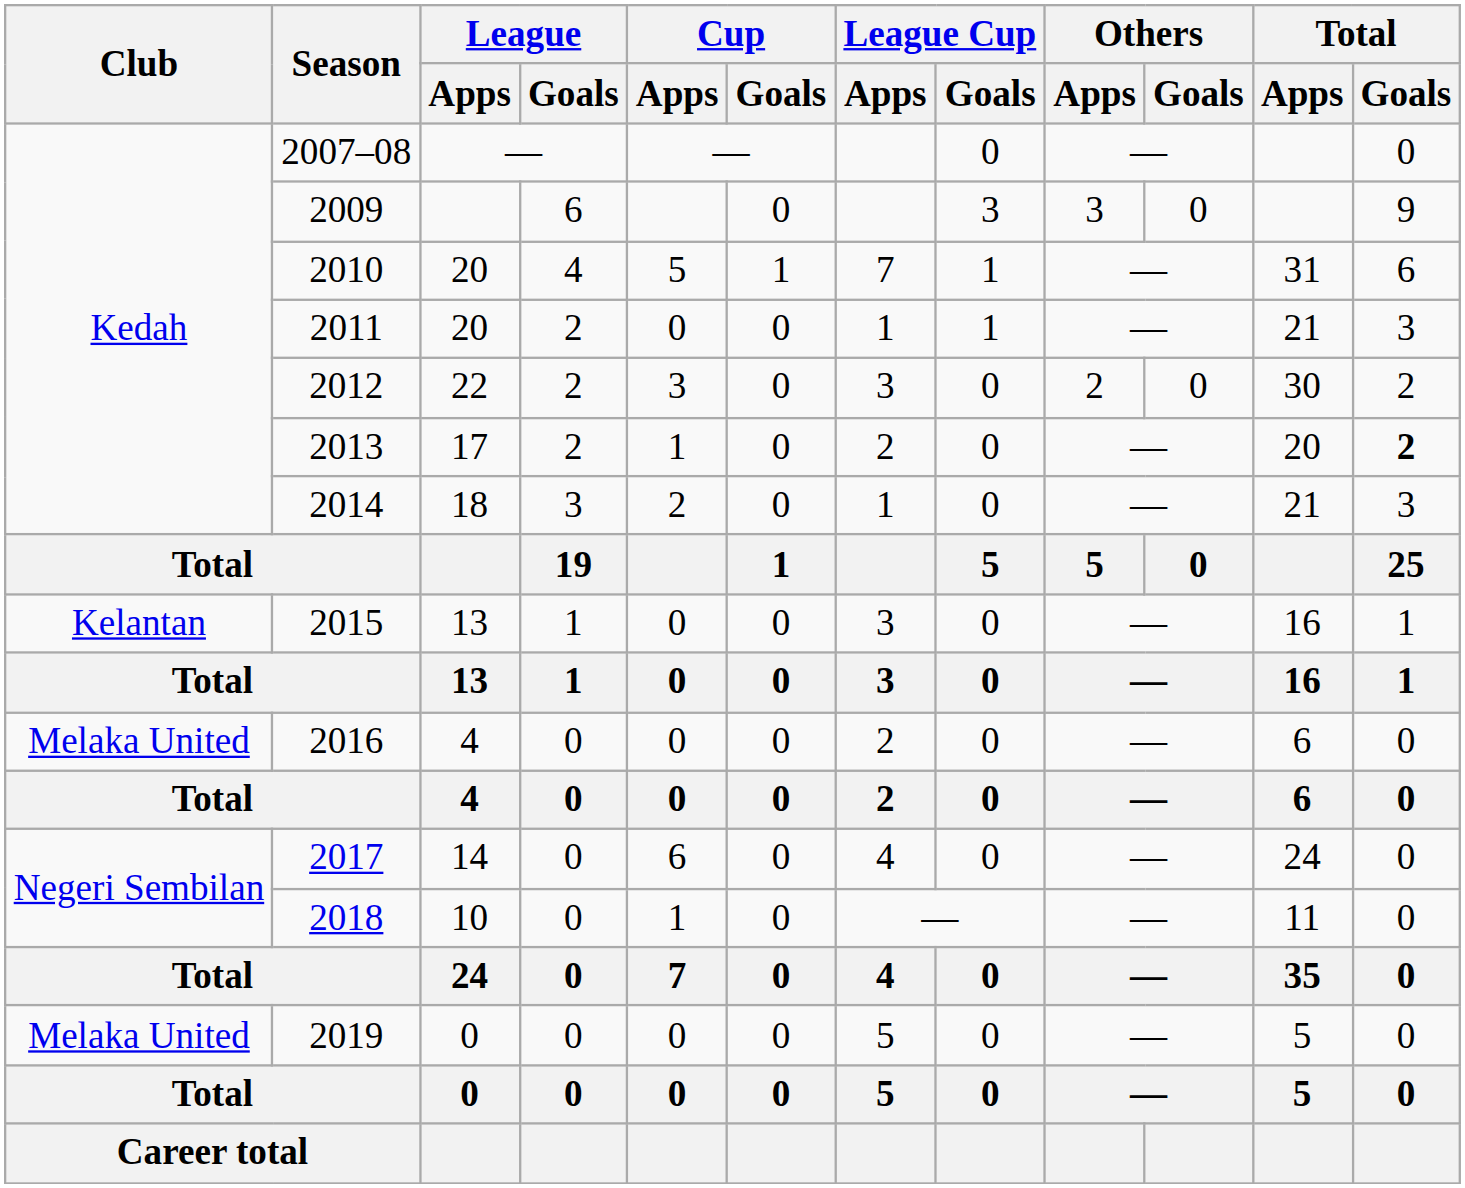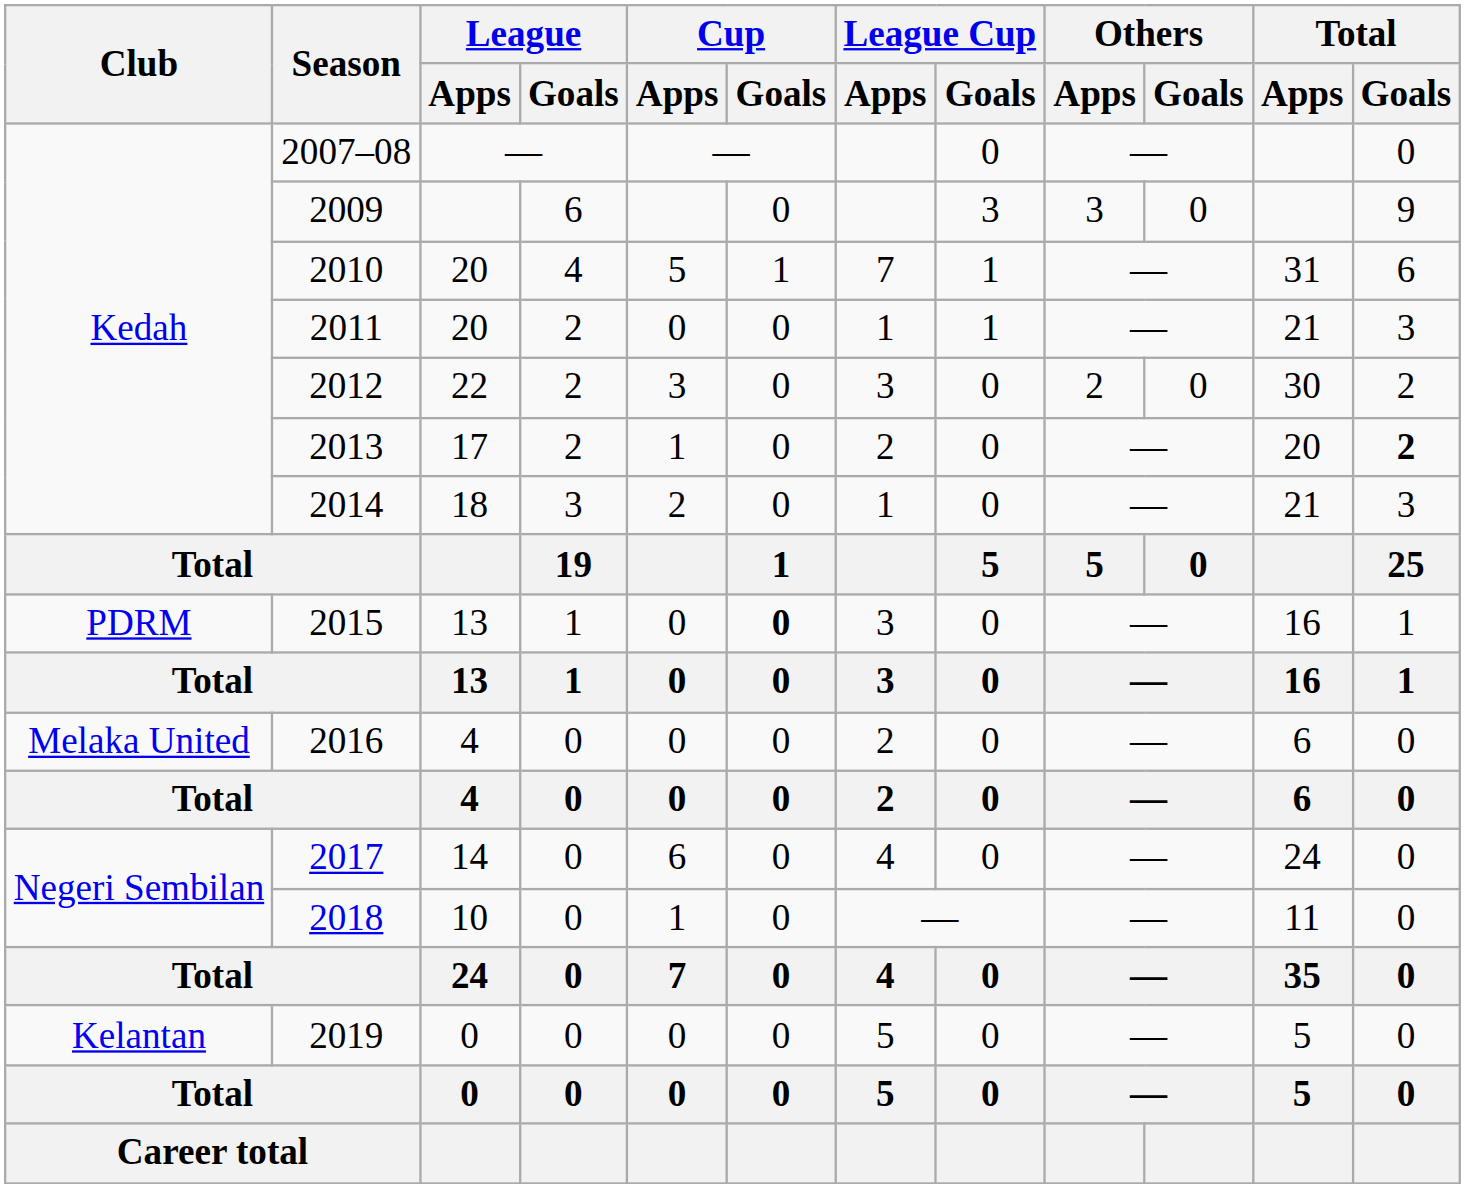(139, 622) Kelantan -> (139, 622) PDRM
(781, 622) normal -> (781, 622) bold
(139, 1034) Melaka United -> (139, 1034) Kelantan
